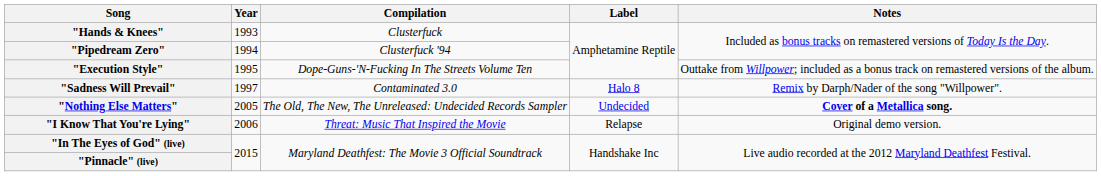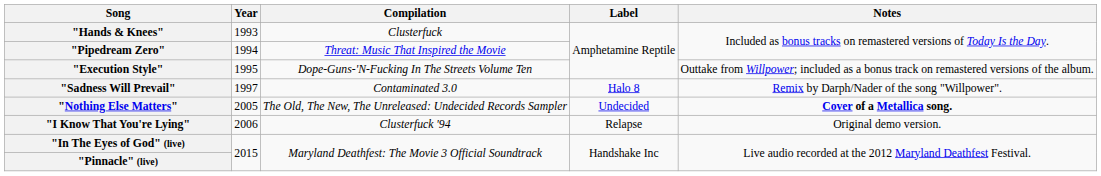(415, 50) Clusterfuck '94 -> (415, 50) Threat: Music That Inspired the Movie
(415, 124) Threat: Music That Inspired the Movie -> (415, 124) Clusterfuck '94
